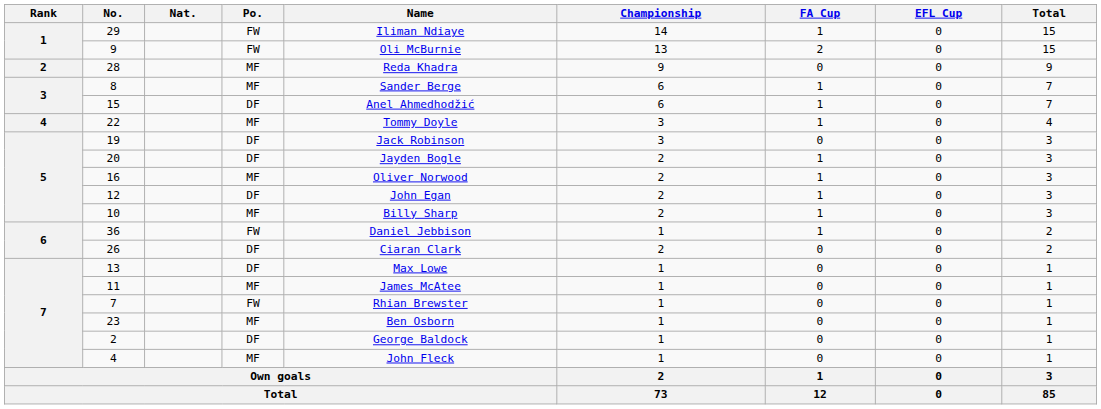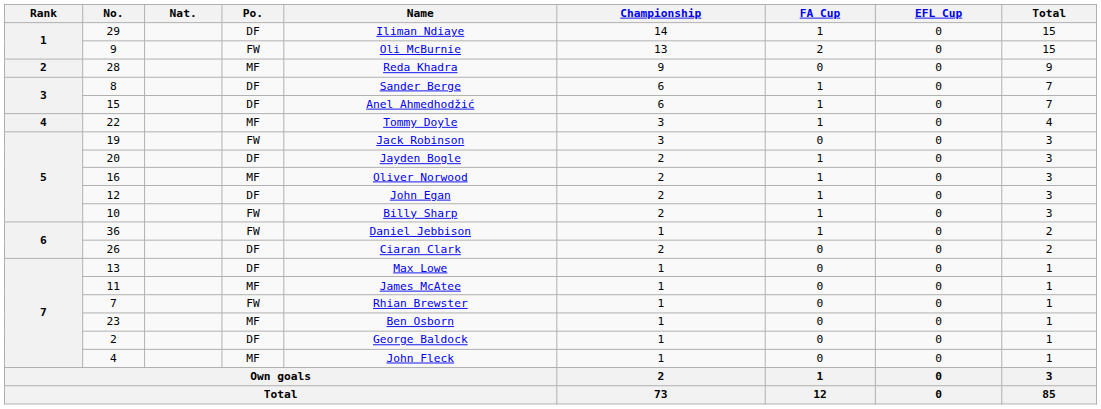(253, 32) FW -> (253, 32) DF
(253, 86) MF -> (253, 86) DF
(253, 141) DF -> (253, 141) FW
(253, 213) MF -> (253, 213) FW
